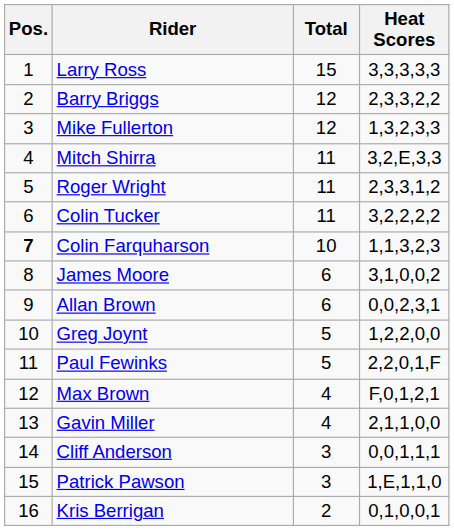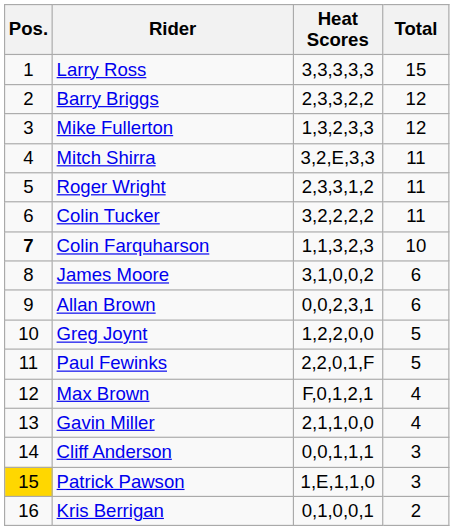columns swapped: (404, 29) <-> (326, 29)
(28, 481) no background -> (28, 481) gold background
